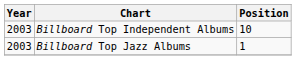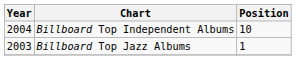(19, 30) 2003 -> (19, 30) 2004
